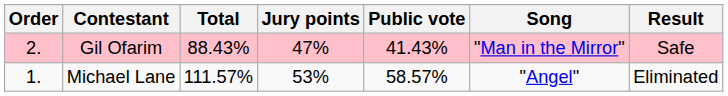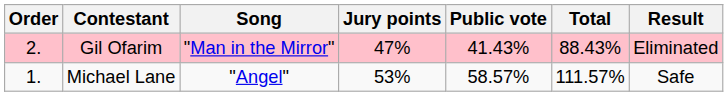columns swapped: (549, 18) <-> (218, 18)
(676, 47) Safe -> (676, 47) Eliminated
(676, 76) Eliminated -> (676, 76) Safe
